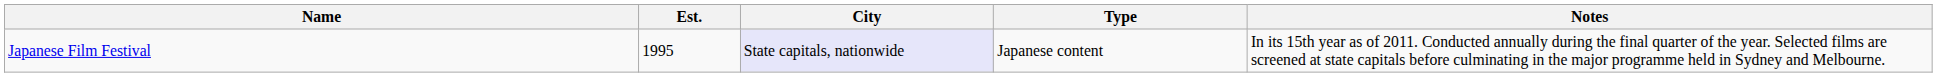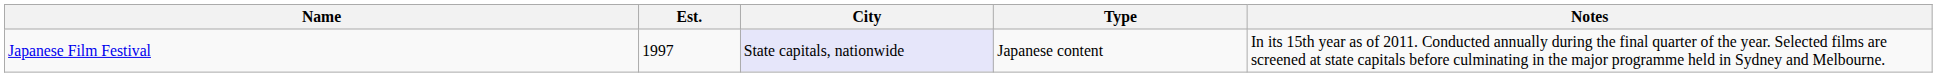(658, 50) 1995 -> (658, 50) 1997
